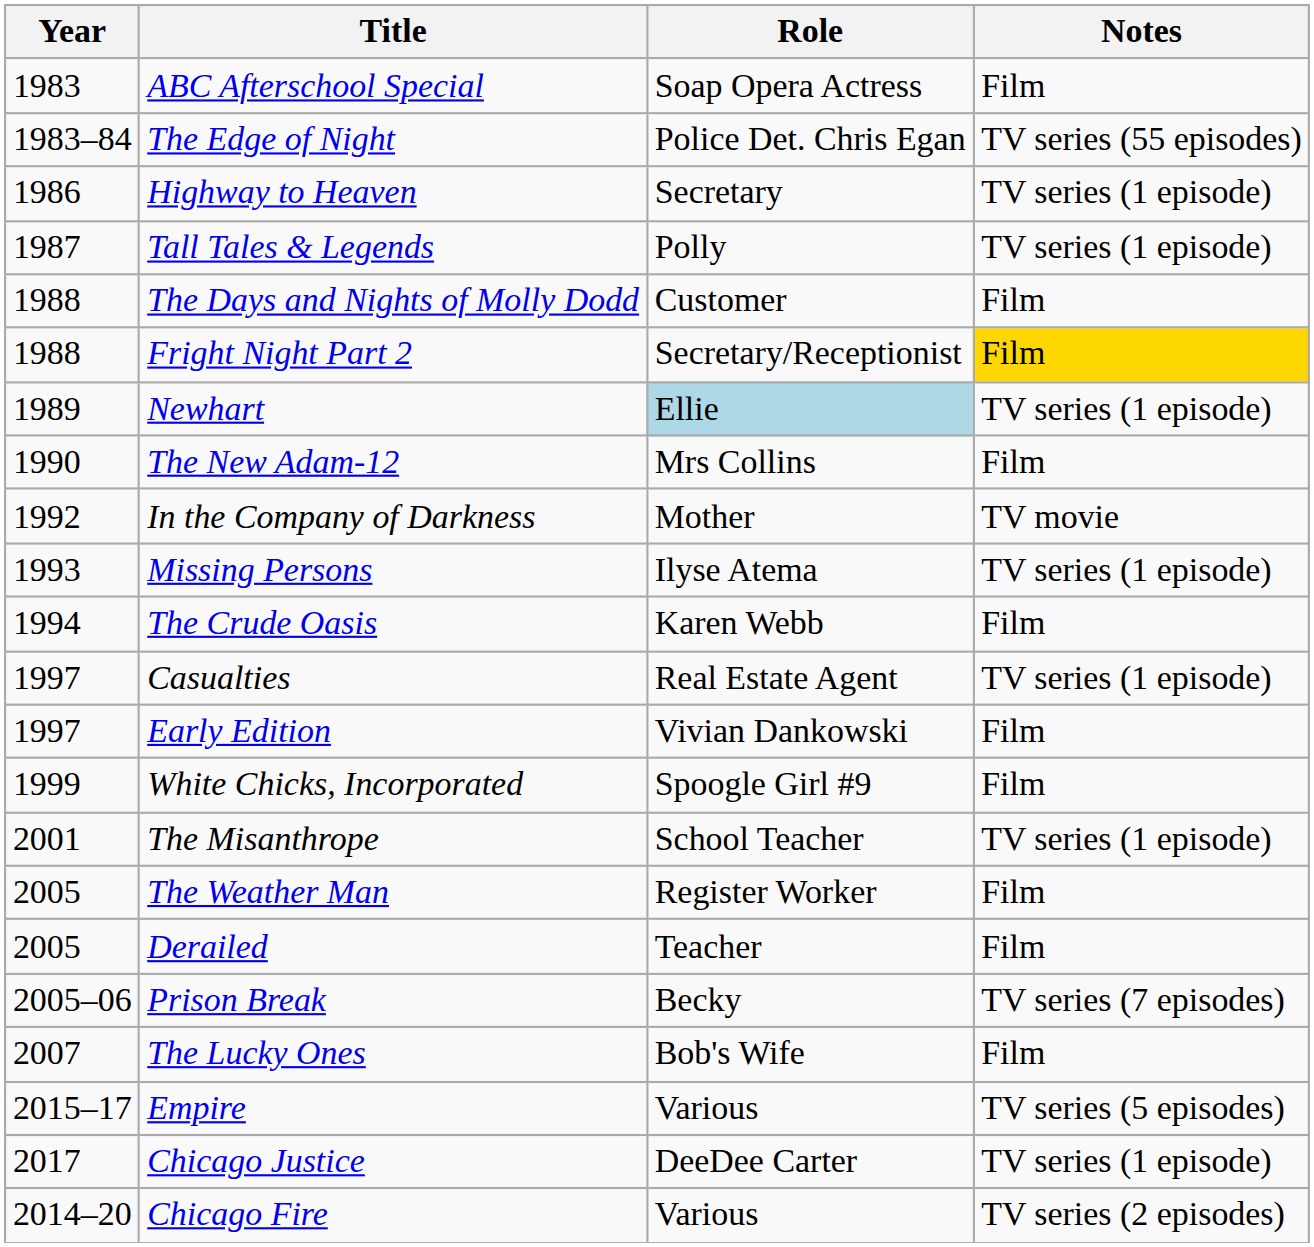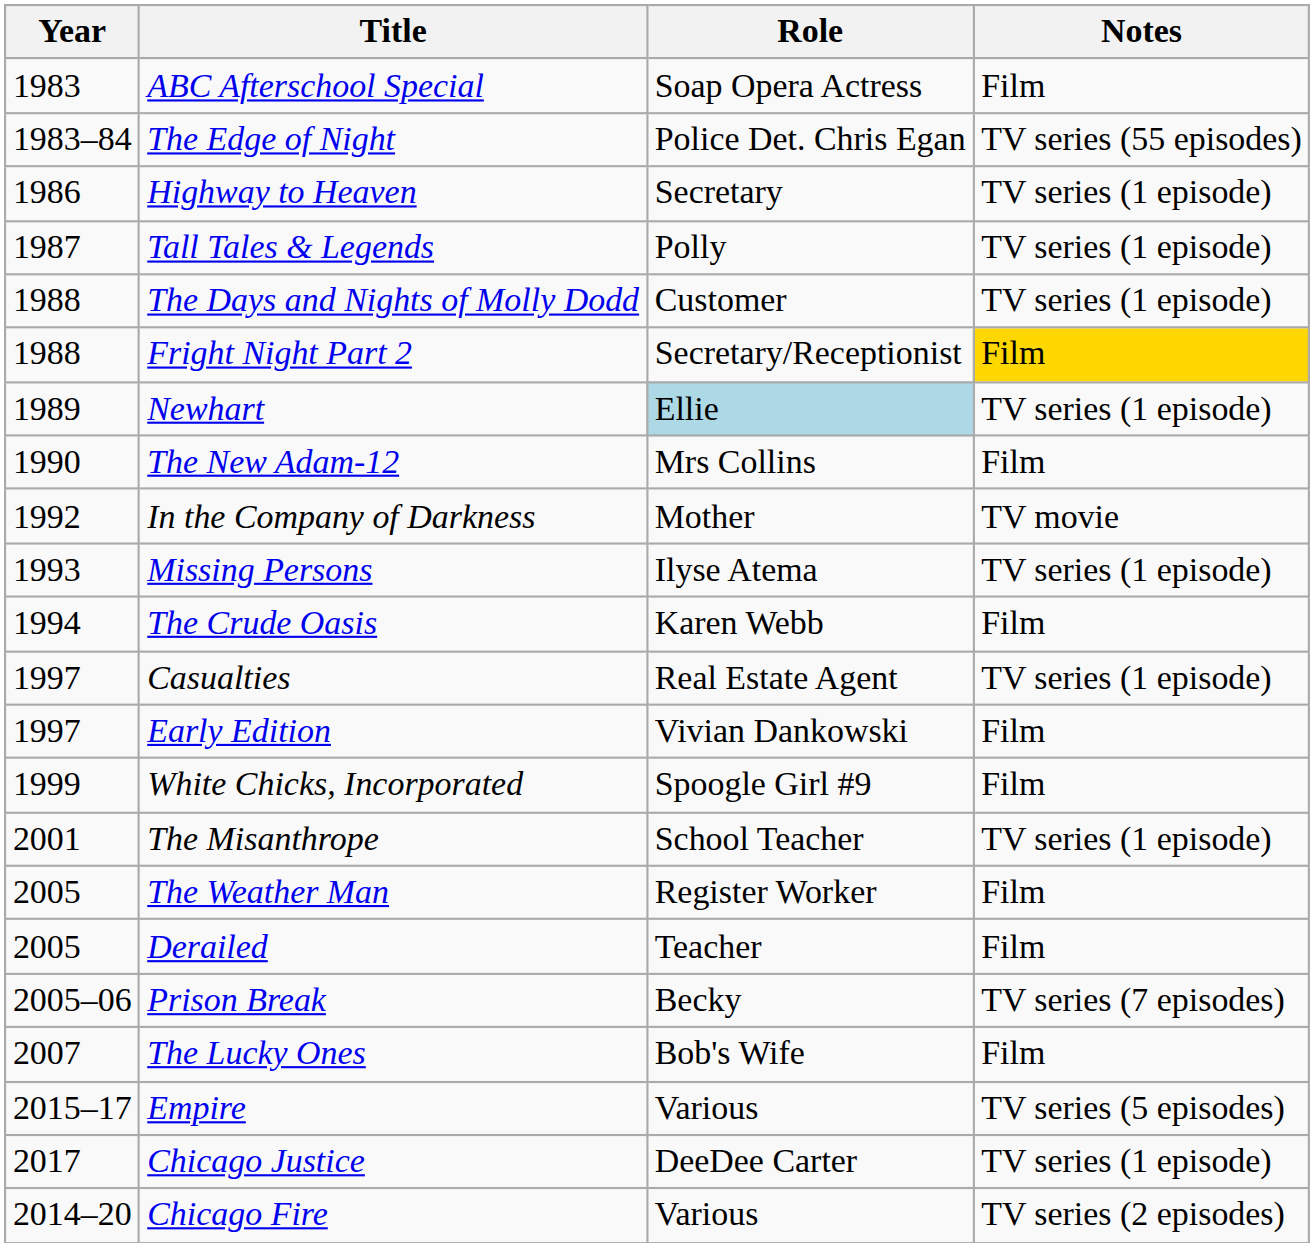(1013, 300) Film -> (1126, 300) TV series (1 episode)
